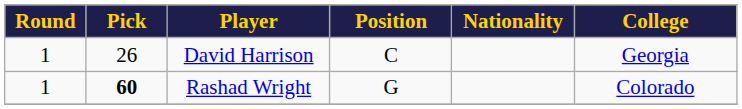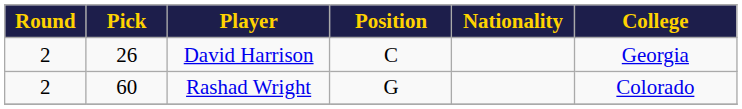(45, 54) 1 -> (45, 54) 2
(45, 87) 1 -> (45, 87) 2
(127, 87) bold -> (127, 87) normal
